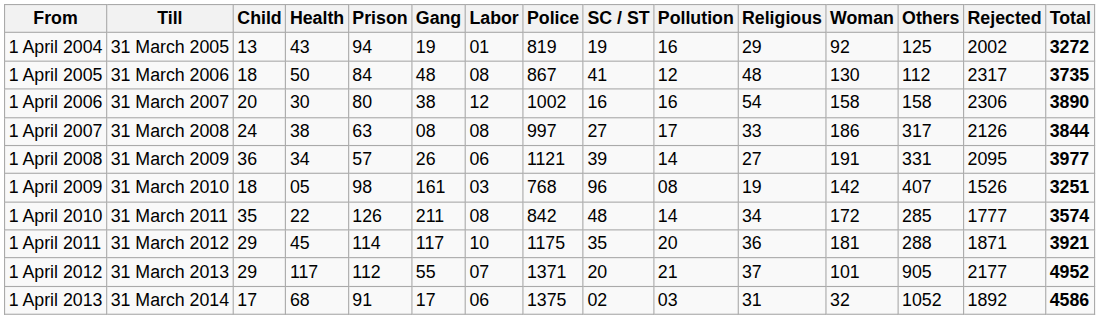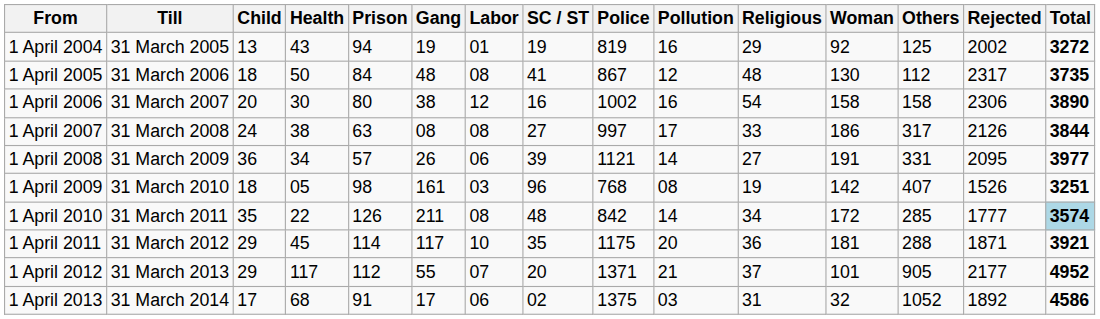columns swapped: (619, 18) <-> (553, 18)
(1069, 215) no background -> (1069, 215) lightblue background
